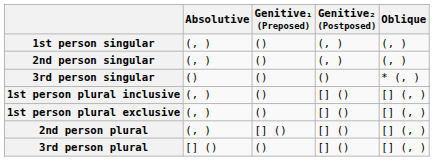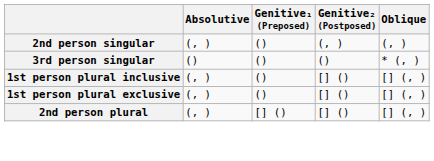- row: (94, 43)
- row: (94, 147)
